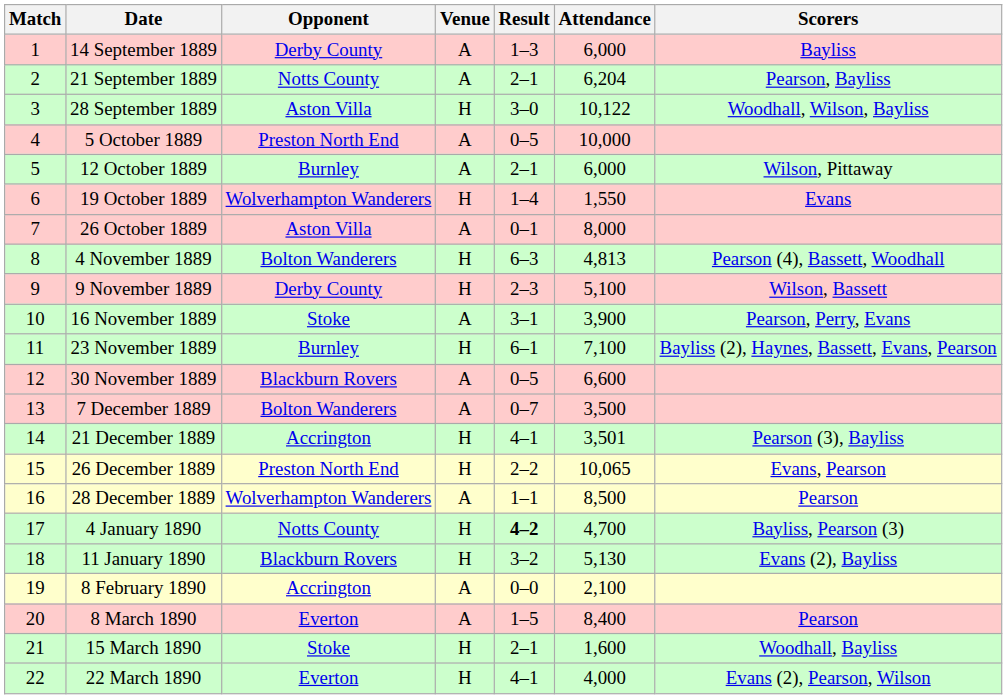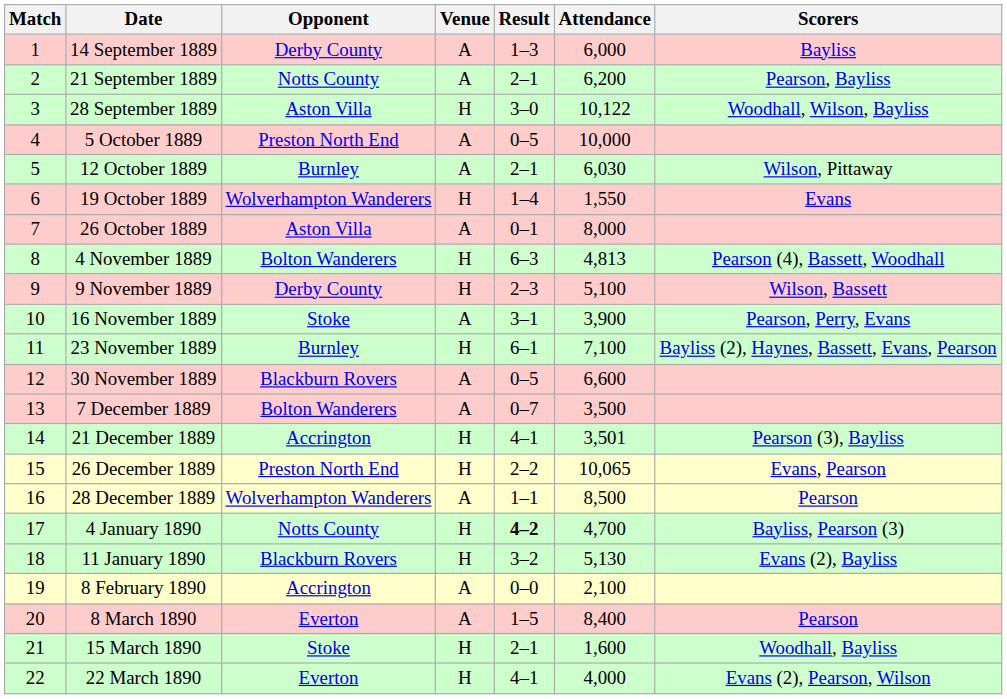(605, 79) 6,204 -> (605, 79) 6,200
(605, 169) 6,000 -> (605, 169) 6,030
